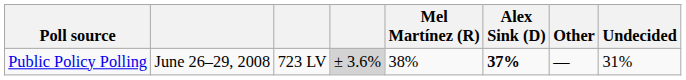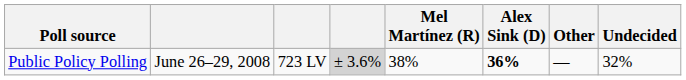(503, 61) 37% -> (503, 61) 36%
(617, 61) 31% -> (617, 61) 32%
